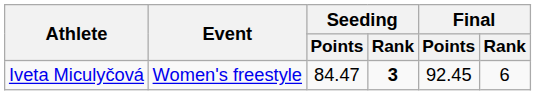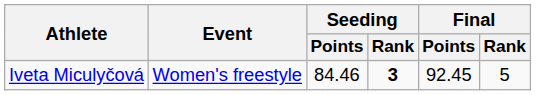(337, 76) 84.47 -> (337, 76) 84.46
(505, 76) 6 -> (505, 76) 5
